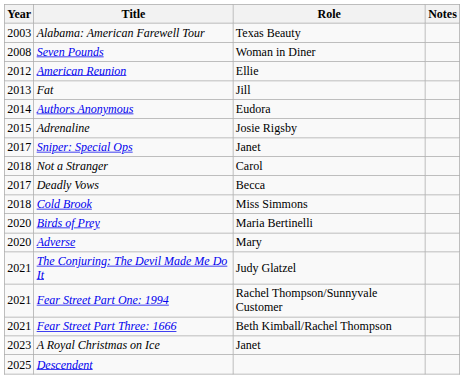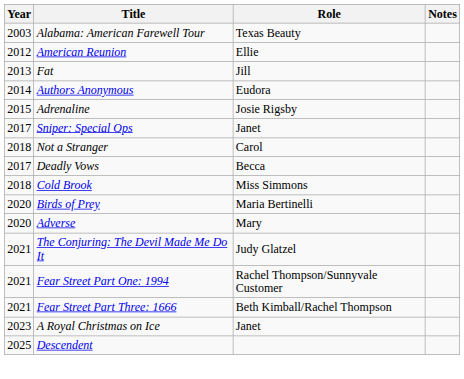- row: (70, 52)
